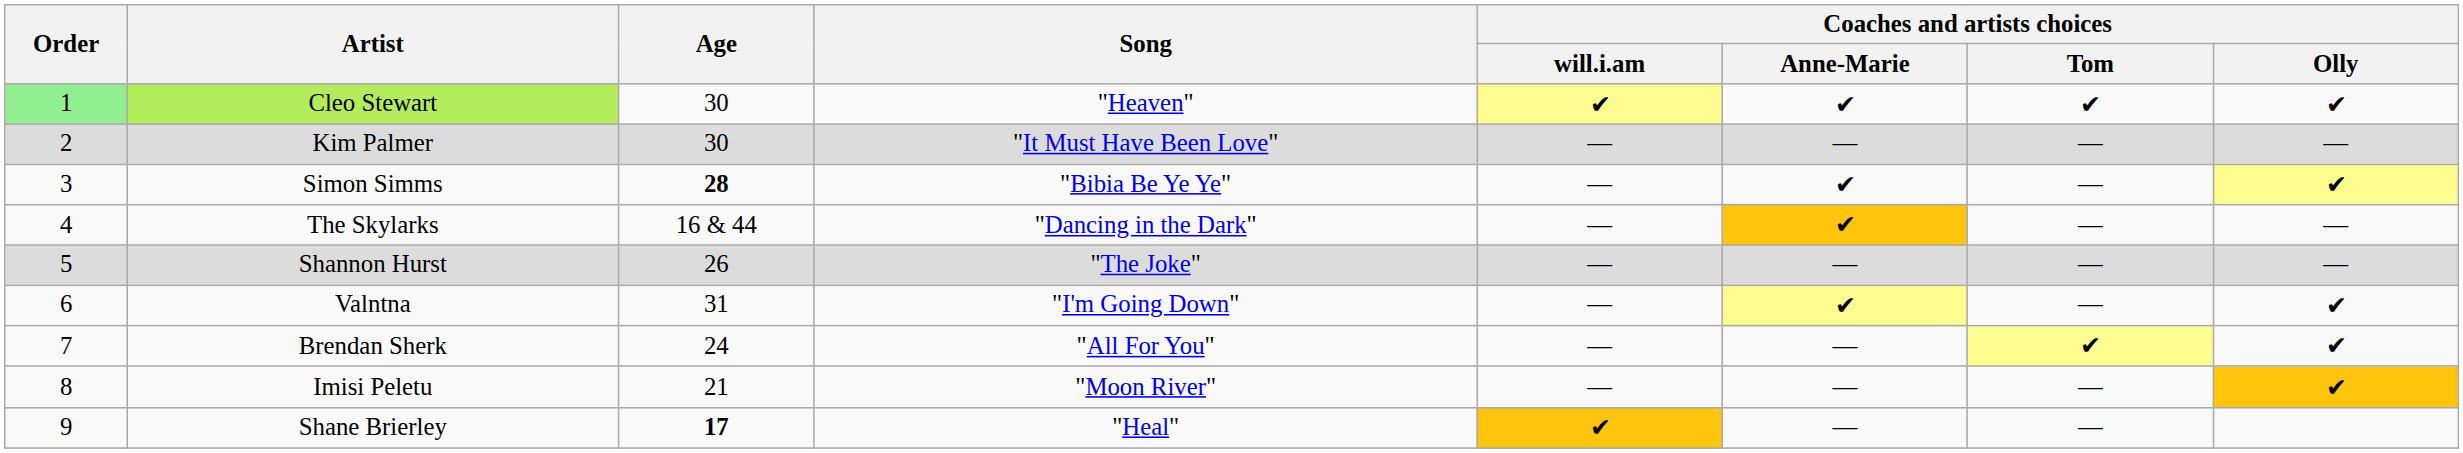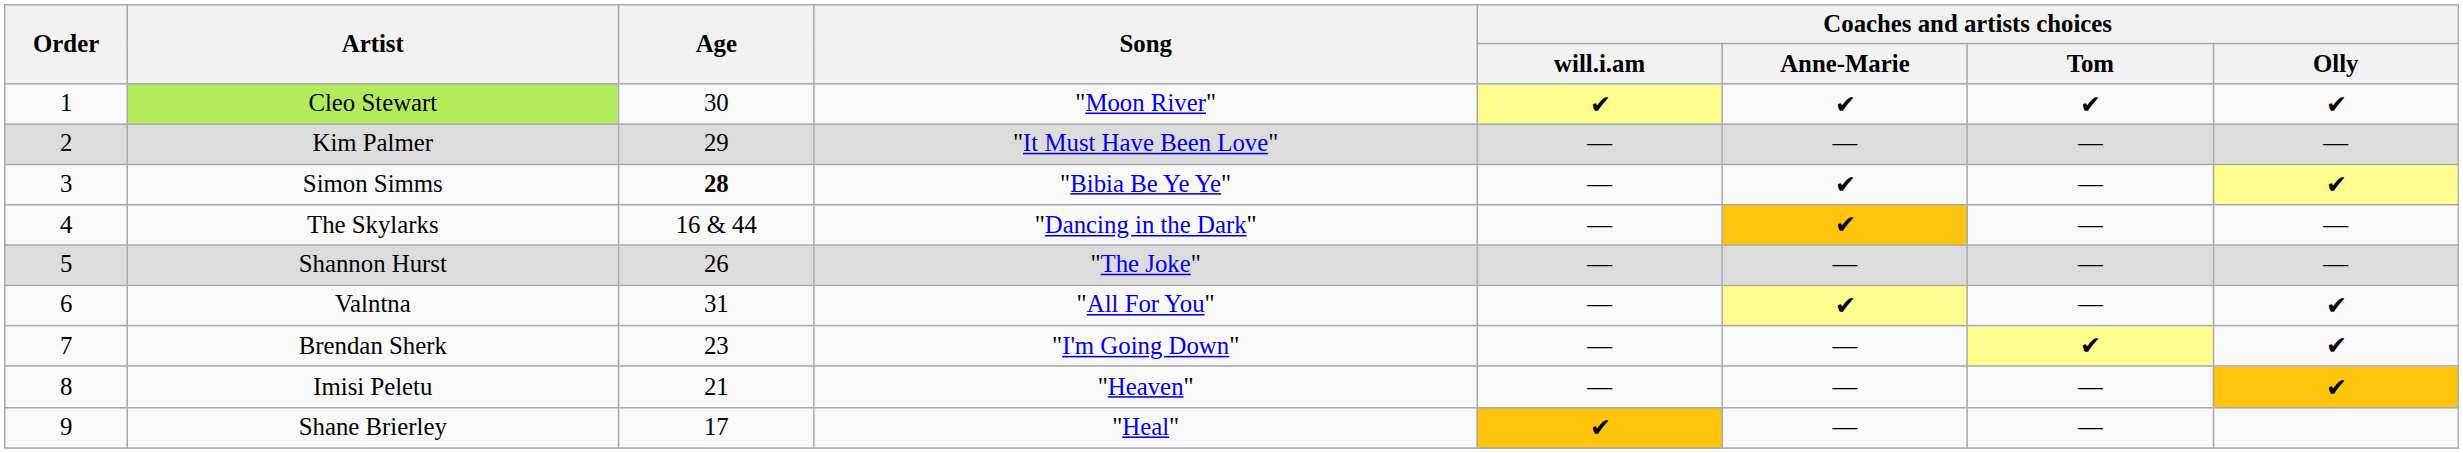(66, 103) lightgreen background -> (66, 103) no background
(1146, 103) "Heaven" -> (1146, 103) "Moon River"
(716, 143) 30 -> (716, 143) 29
(1146, 304) "I'm Going Down" -> (1146, 304) "All For You"
(716, 345) 24 -> (716, 345) 23
(1146, 345) "All For You" -> (1146, 345) "I'm Going Down"
(1146, 386) "Moon River" -> (1146, 386) "Heaven"
(716, 427) bold -> (716, 427) normal
